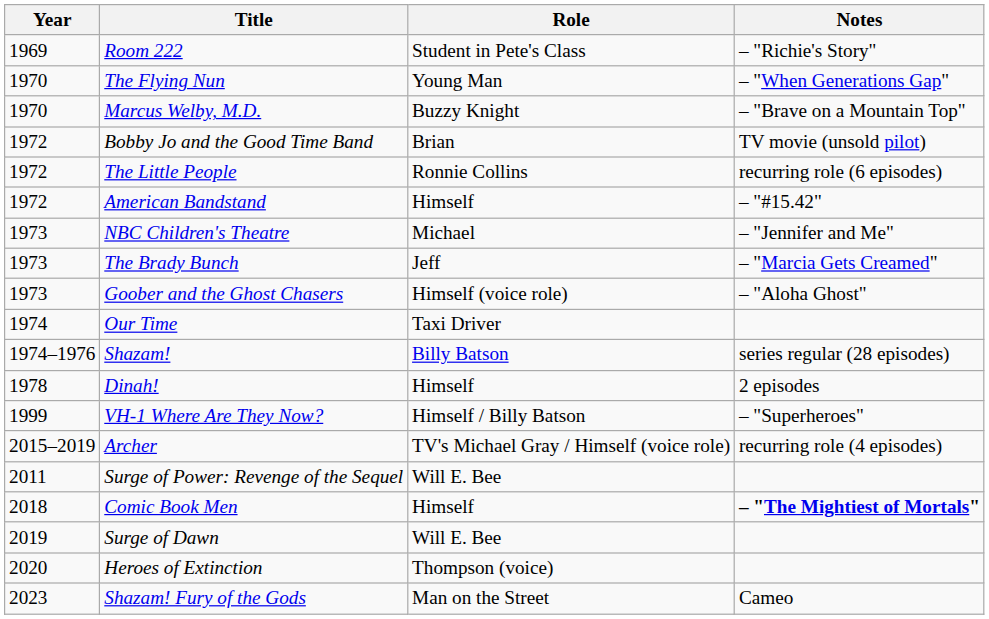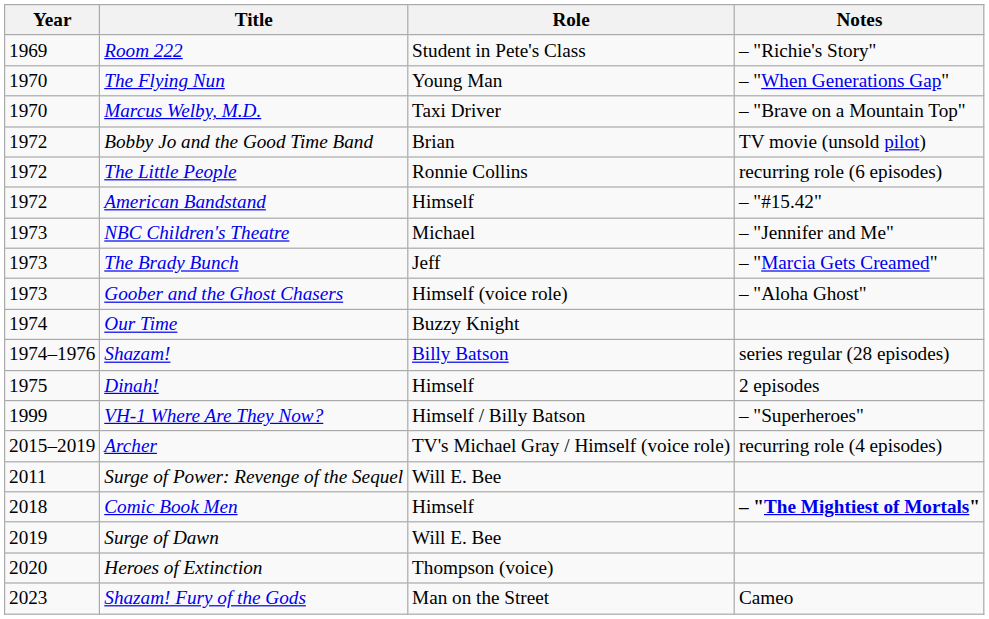(466, 111) Buzzy Knight -> (456, 111) Taxi Driver
(456, 324) Taxi Driver -> (466, 324) Buzzy Knight
(28, 385) 1978 -> (28, 385) 1975
